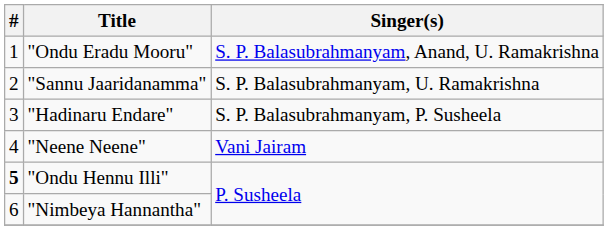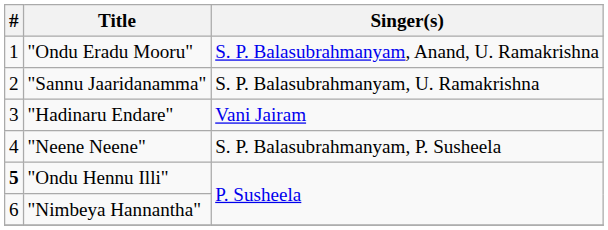(358, 115) S. P. Balasubrahmanyam, P. Susheela -> (261, 115) Vani Jairam
(261, 146) Vani Jairam -> (358, 146) S. P. Balasubrahmanyam, P. Susheela
